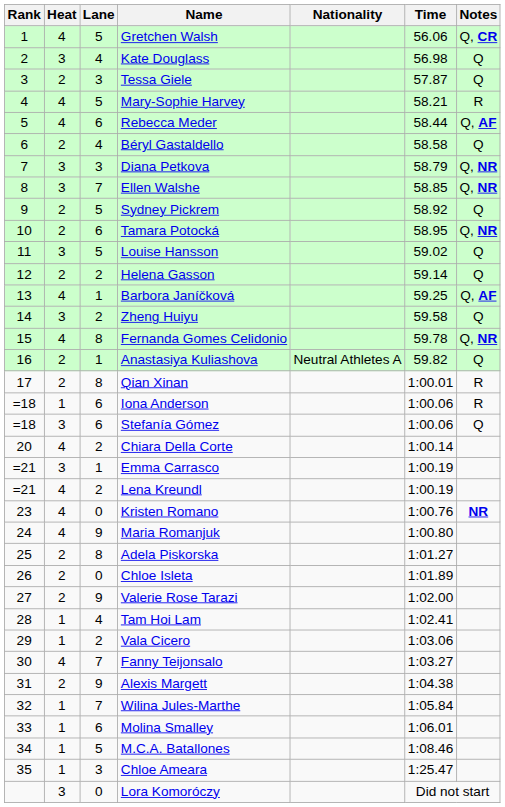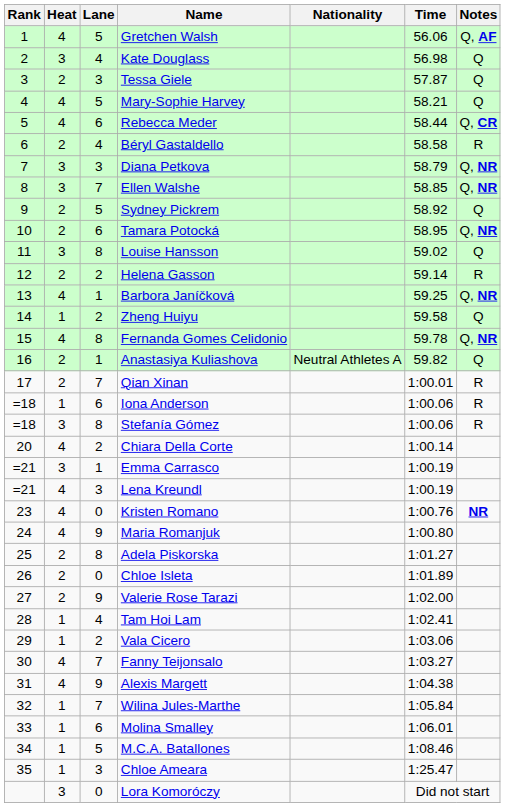(478, 36) Q, CR -> (478, 36) Q, AF
(478, 101) R -> (478, 101) Q
(478, 123) Q, AF -> (478, 123) Q, CR
(478, 144) Q -> (478, 144) R
(99, 252) 5 -> (99, 252) 8
(478, 274) Q -> (478, 274) R
(478, 295) Q, AF -> (478, 295) Q, NR
(62, 317) 3 -> (62, 317) 1
(99, 381) 8 -> (99, 381) 7
(99, 425) 6 -> (99, 425) 8
(478, 425) Q -> (478, 425) R
(99, 489) 2 -> (99, 489) 3
(62, 683) 2 -> (62, 683) 4
